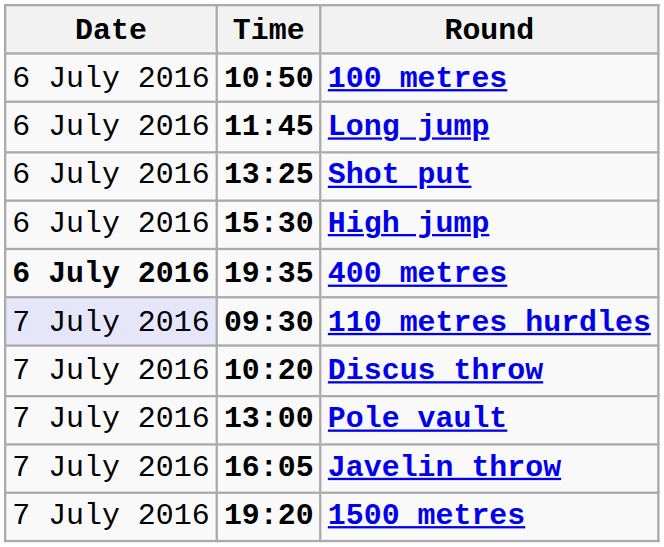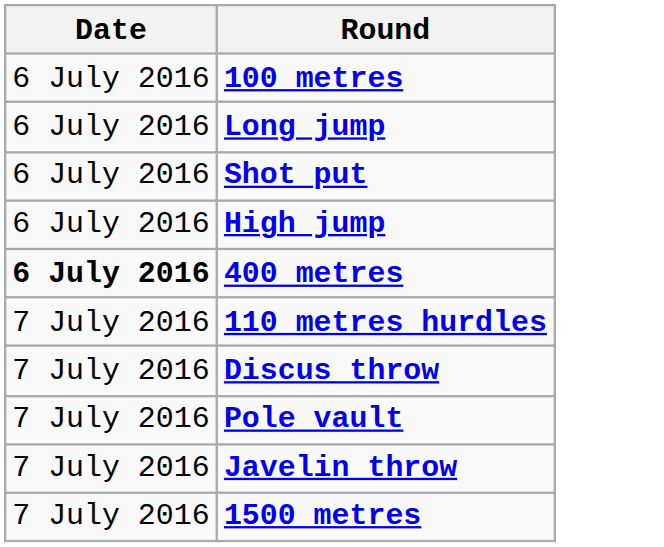- column: (269, 30)
(111, 322) lavender background -> (111, 322) no background
